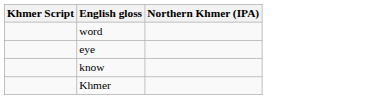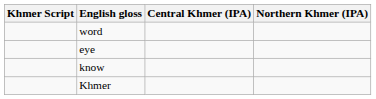+ column: (199, 13)
